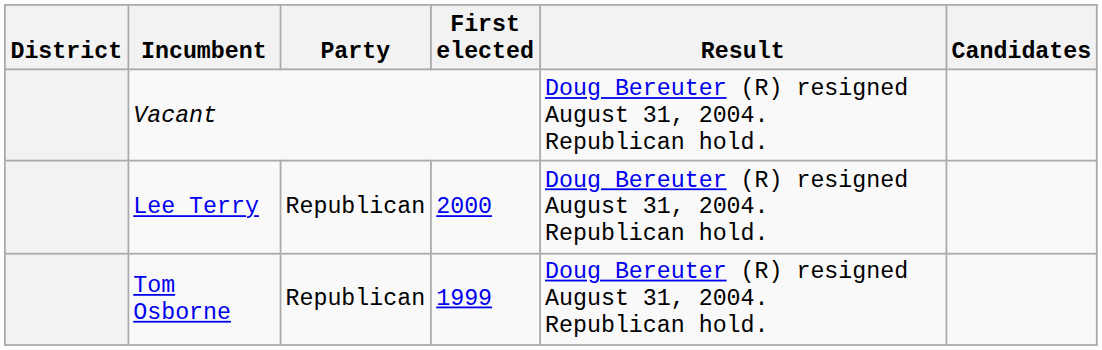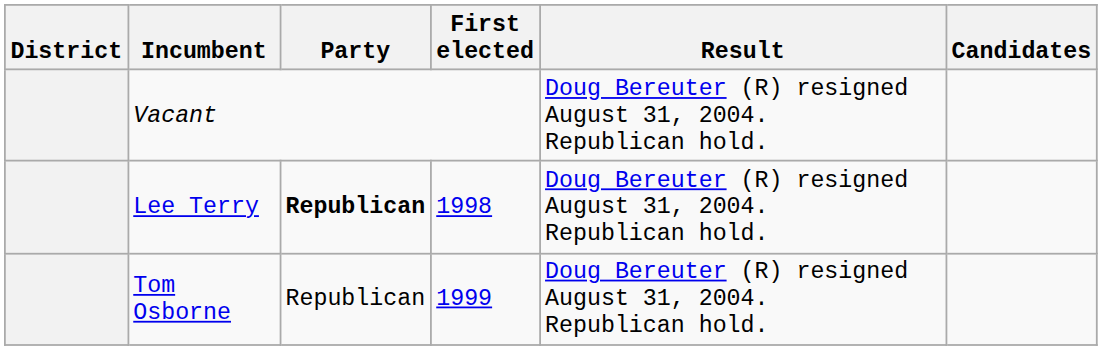(355, 207) normal -> (355, 207) bold
(464, 207) 2000 -> (464, 207) 1998
